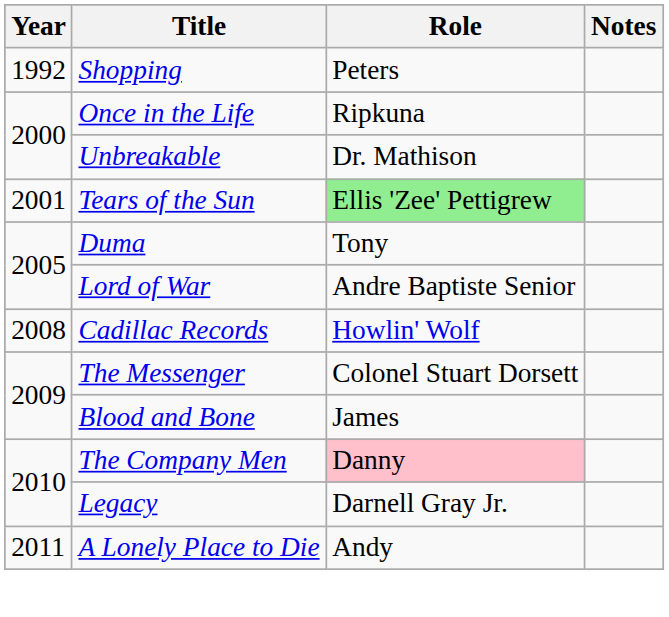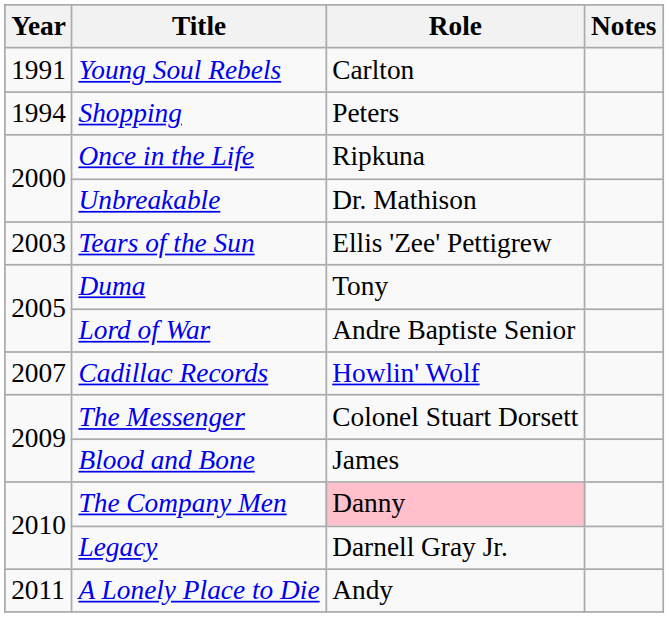+ row: (180, 69)
(39, 69) 1992 -> (39, 112) 1994
(39, 199) 2001 -> (39, 243) 2003
(442, 199) lightgreen background -> (442, 243) no background
(39, 329) 2008 -> (39, 373) 2007
